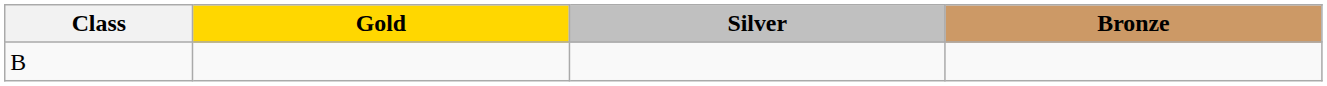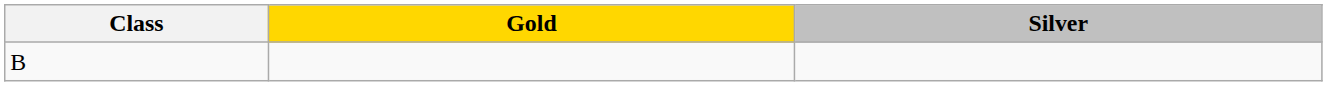- column: (1133, 23)
